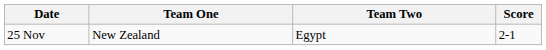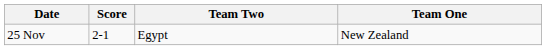columns swapped: (191, 14) <-> (519, 14)
